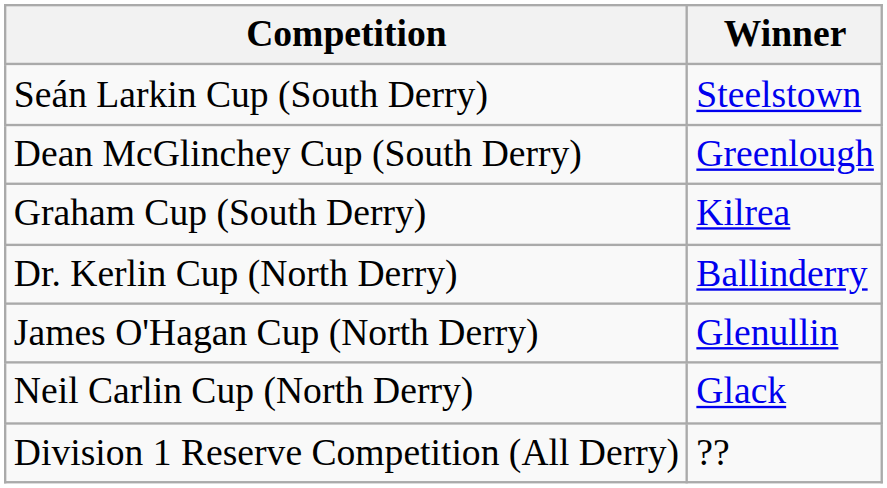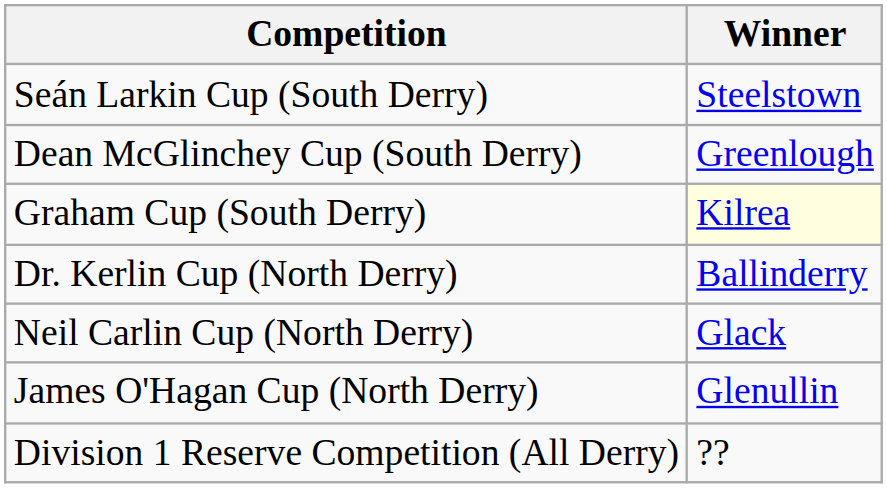(743, 213) no background -> (743, 213) lightyellow background
rows swapped: (276, 332) <-> (244, 392)
